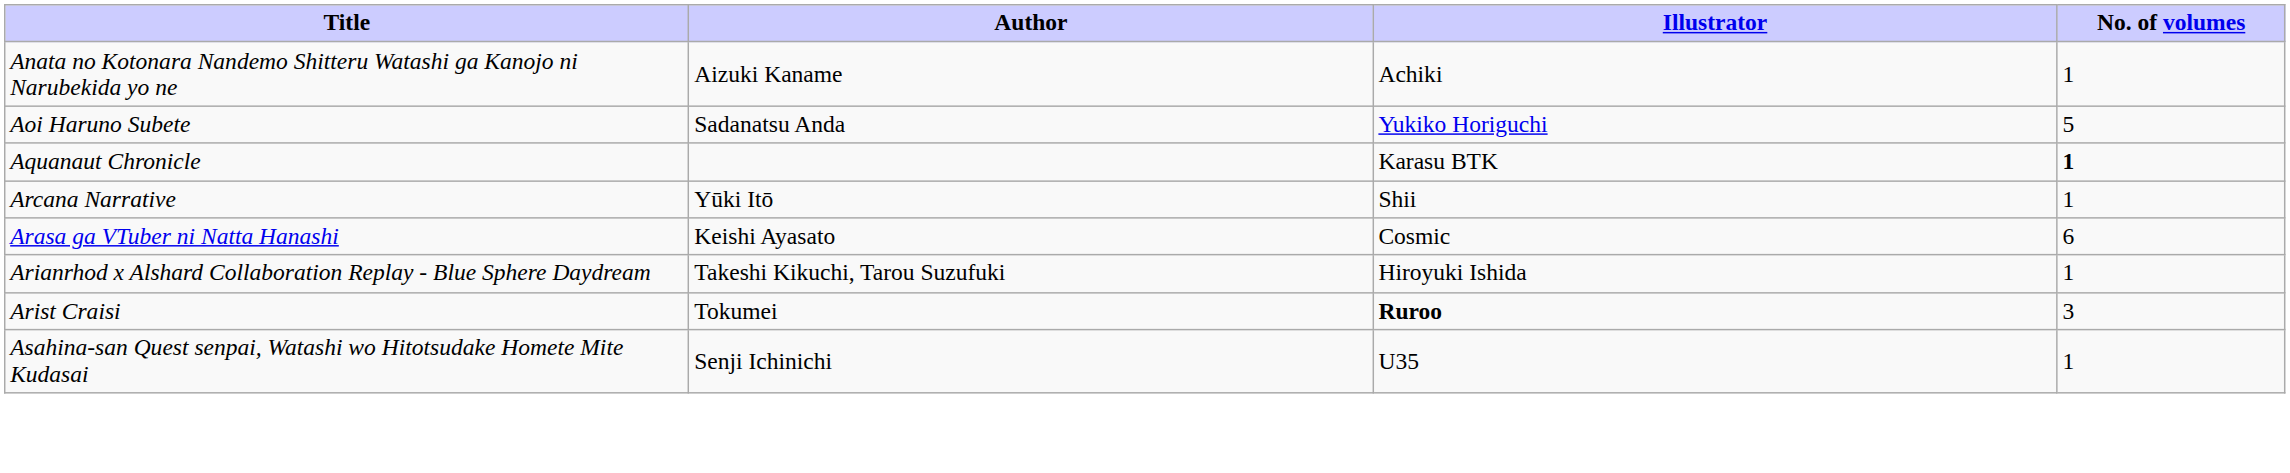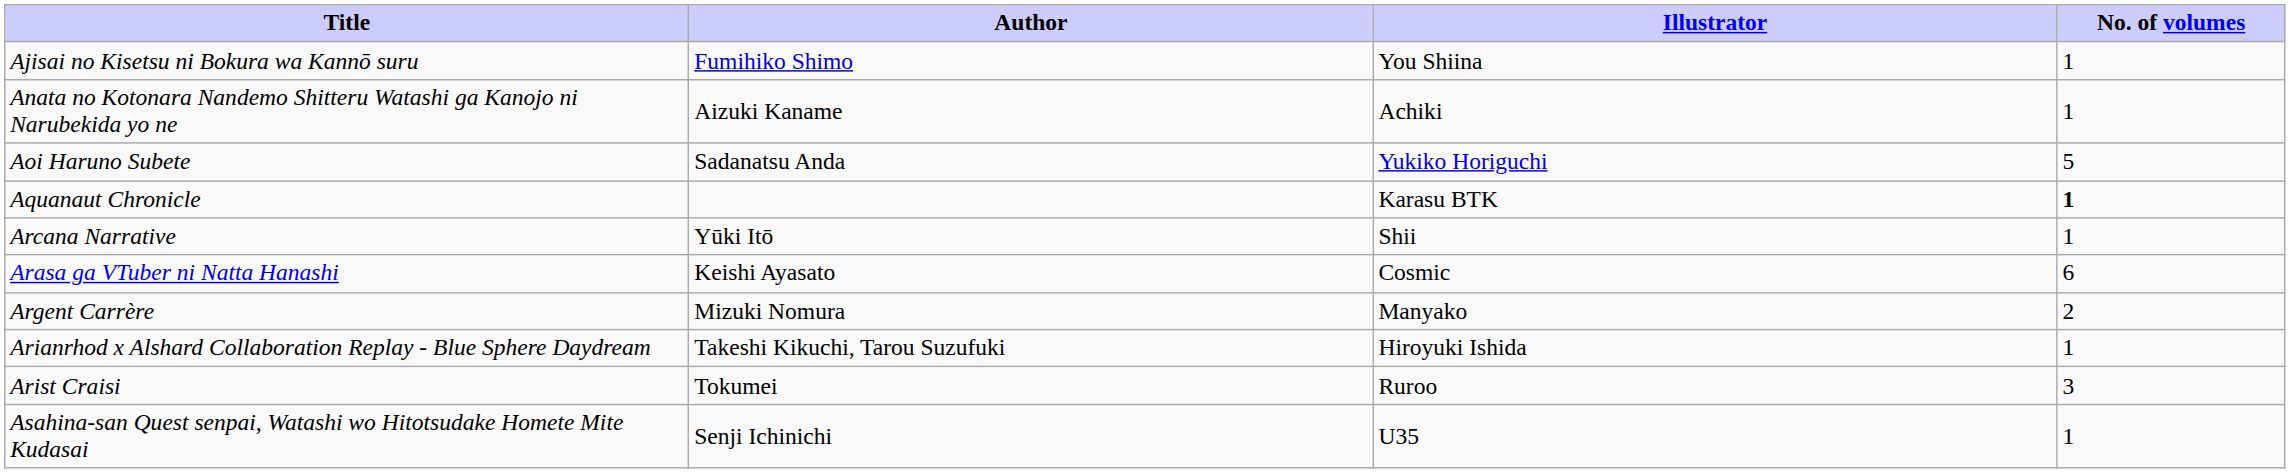+ row: (214, 60)
+ row: (82, 310)
(1410, 310) bold -> (1408, 385) normal
